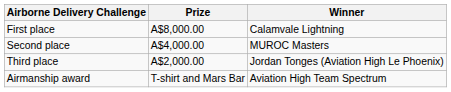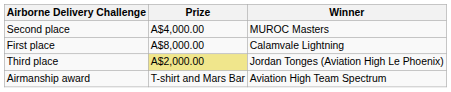rows swapped: (31, 29) <-> (38, 45)
(177, 62) no background -> (177, 62) khaki background
